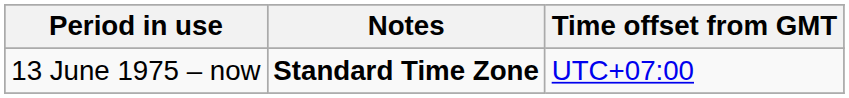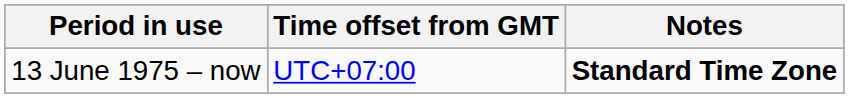columns swapped: (694, 26) <-> (406, 26)
